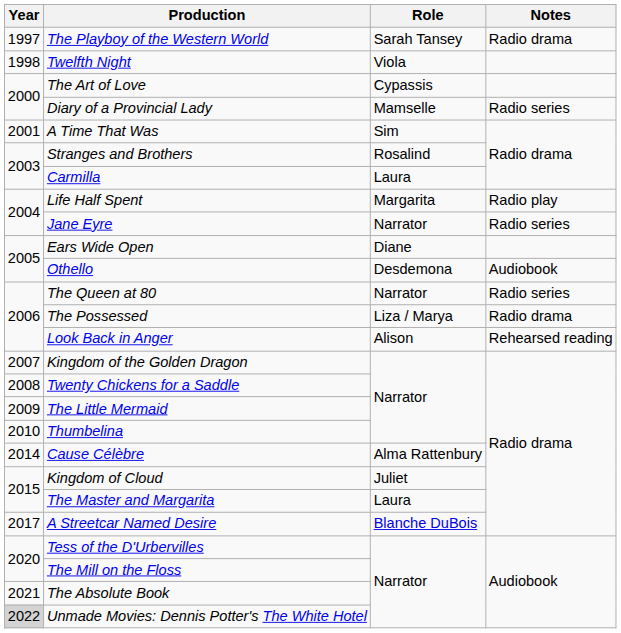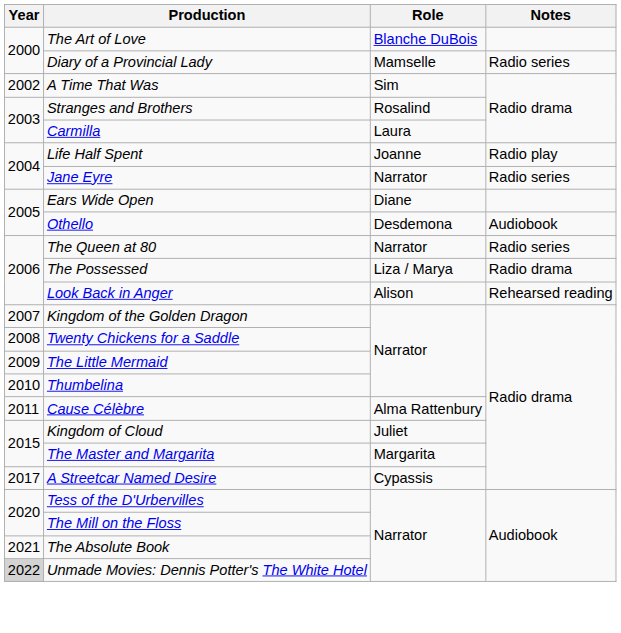- row: (158, 39)
- row: (89, 62)
(403, 85) Cypassis -> (425, 39) Blanche DuBois
(24, 131) 2001 -> (24, 85) 2002
(404, 200) Margarita -> (398, 154) Joanne
(24, 454) 2014 -> (23, 408) 2011
(392, 500) Laura -> (404, 454) Margarita
(425, 524) Blanche DuBois -> (403, 477) Cypassis
